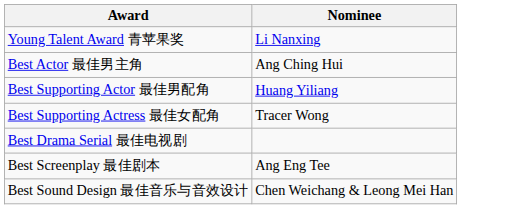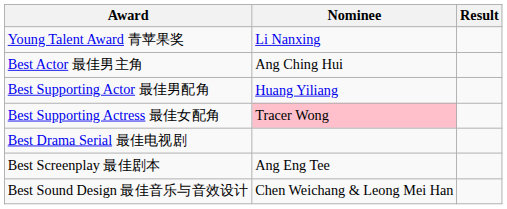+ column: (479, 15)
(292, 115) no background -> (292, 115) pink background
